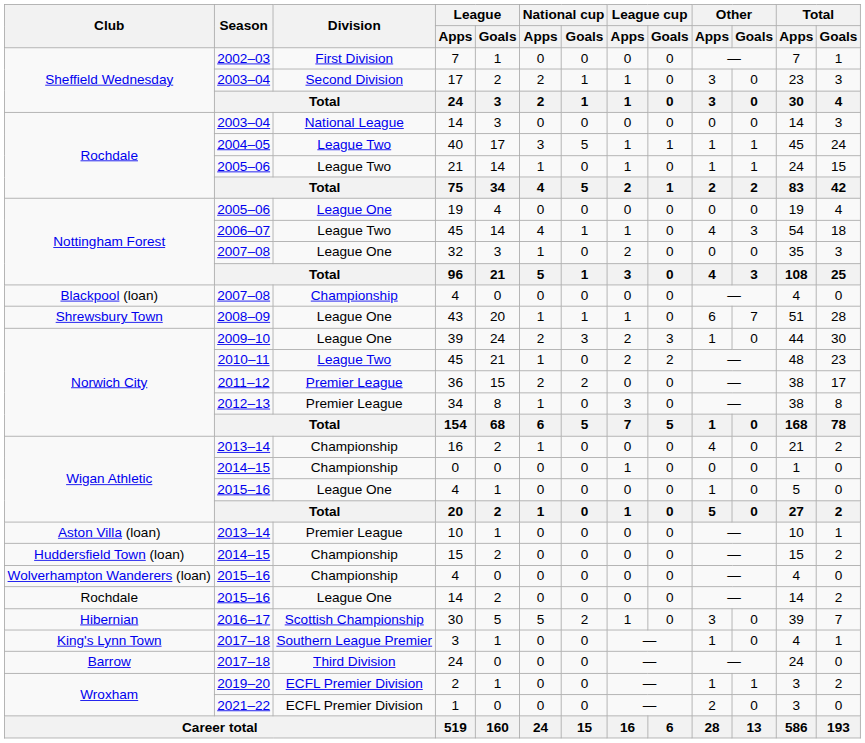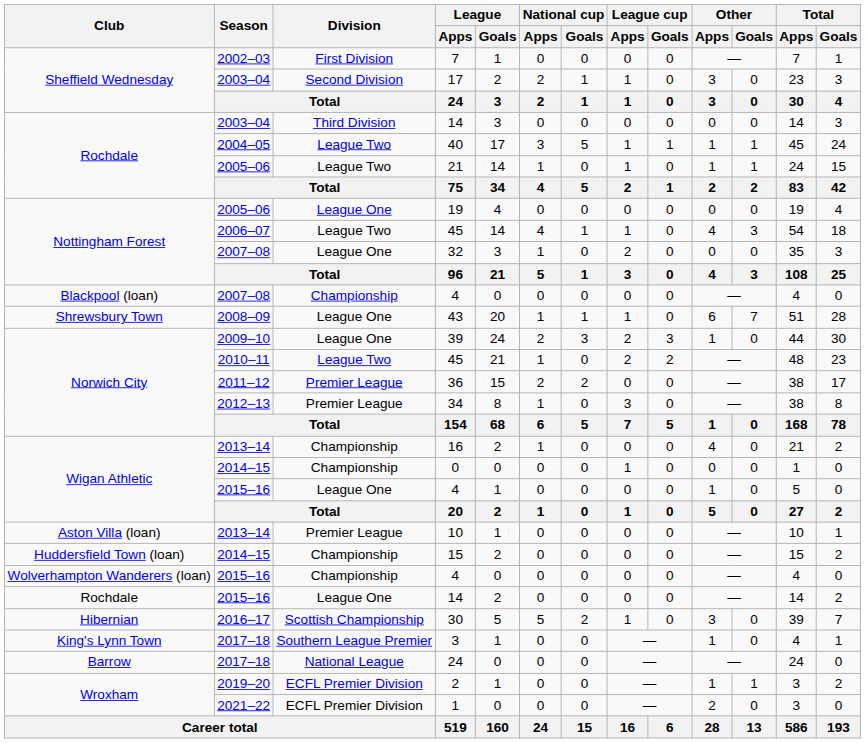(354, 123) National League -> (354, 123) Third Division
(354, 662) Third Division -> (354, 662) National League
